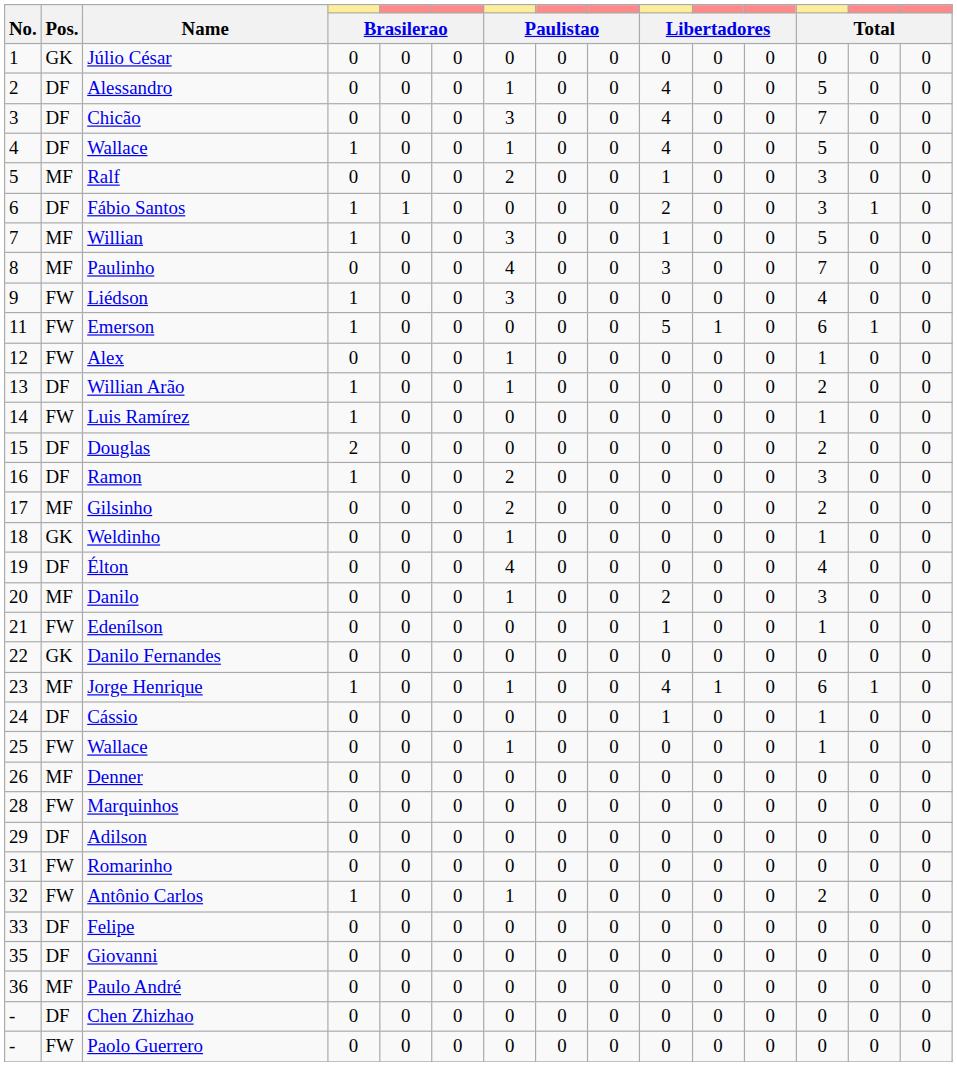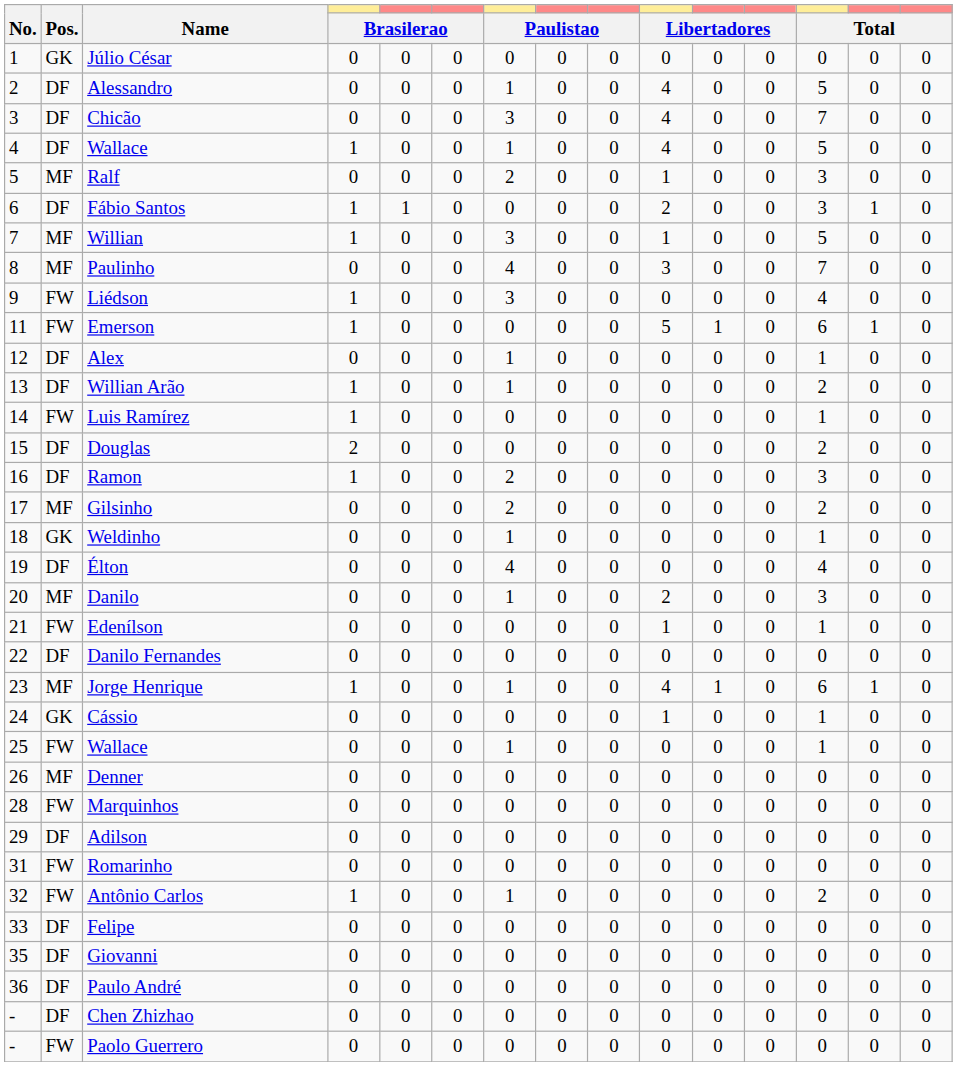(60, 357) FW -> (58, 357) DF
(59, 656) GK -> (58, 656) DF
(58, 716) DF -> (59, 716) GK
(59, 986) MF -> (58, 986) DF
